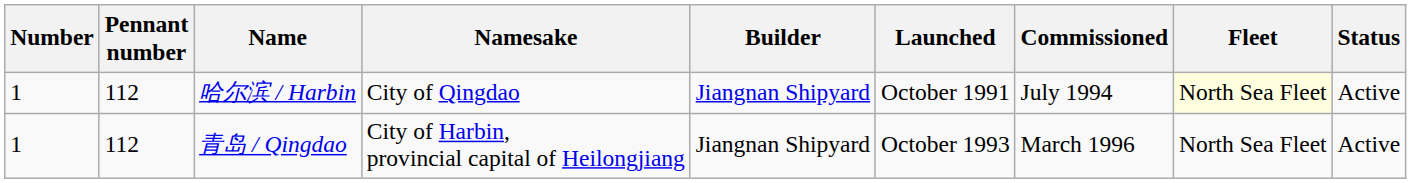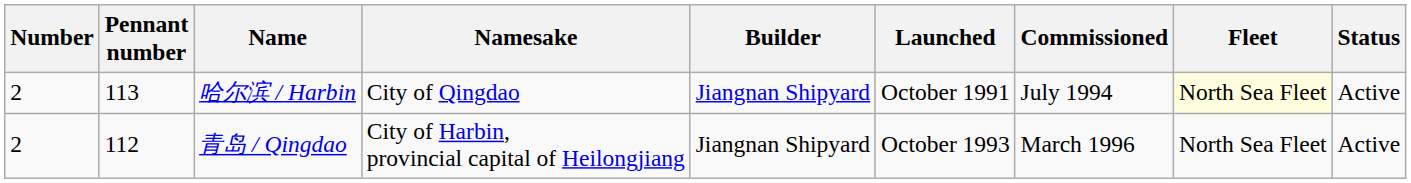(16, 92) 1 -> (16, 92) 2
(122, 92) 112 -> (122, 92) 113
(16, 145) 1 -> (16, 145) 2
